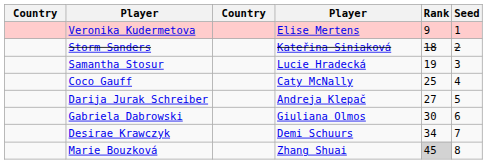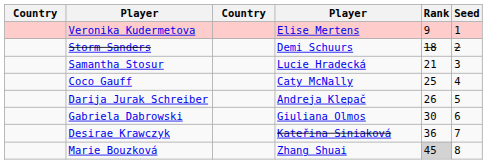(334, 47) Kateřina Siniaková -> (315, 47) Demi Schuurs
(430, 64) 19 -> (430, 64) 21
(430, 99) 27 -> (430, 99) 26
(315, 133) Demi Schuurs -> (334, 133) Kateřina Siniaková
(430, 133) 34 -> (430, 133) 36
